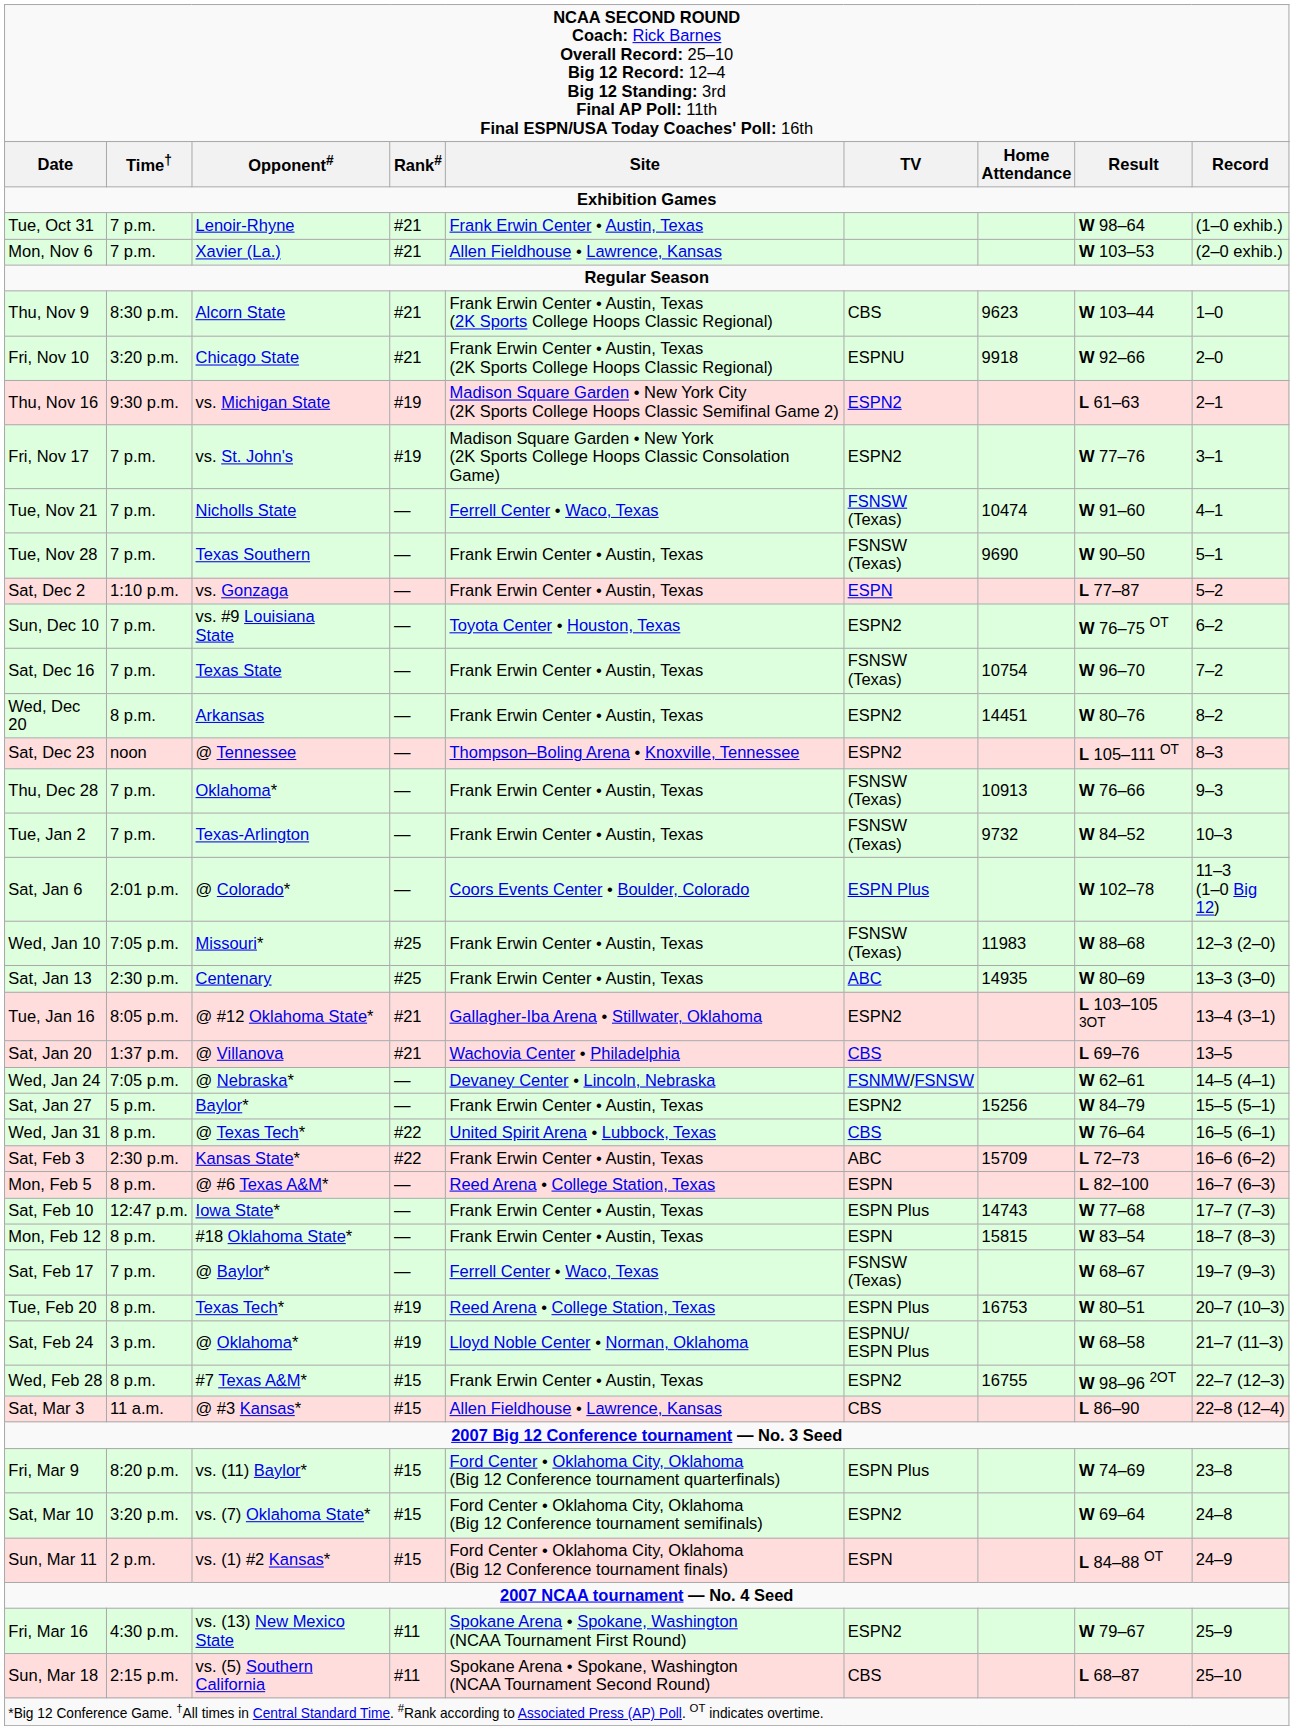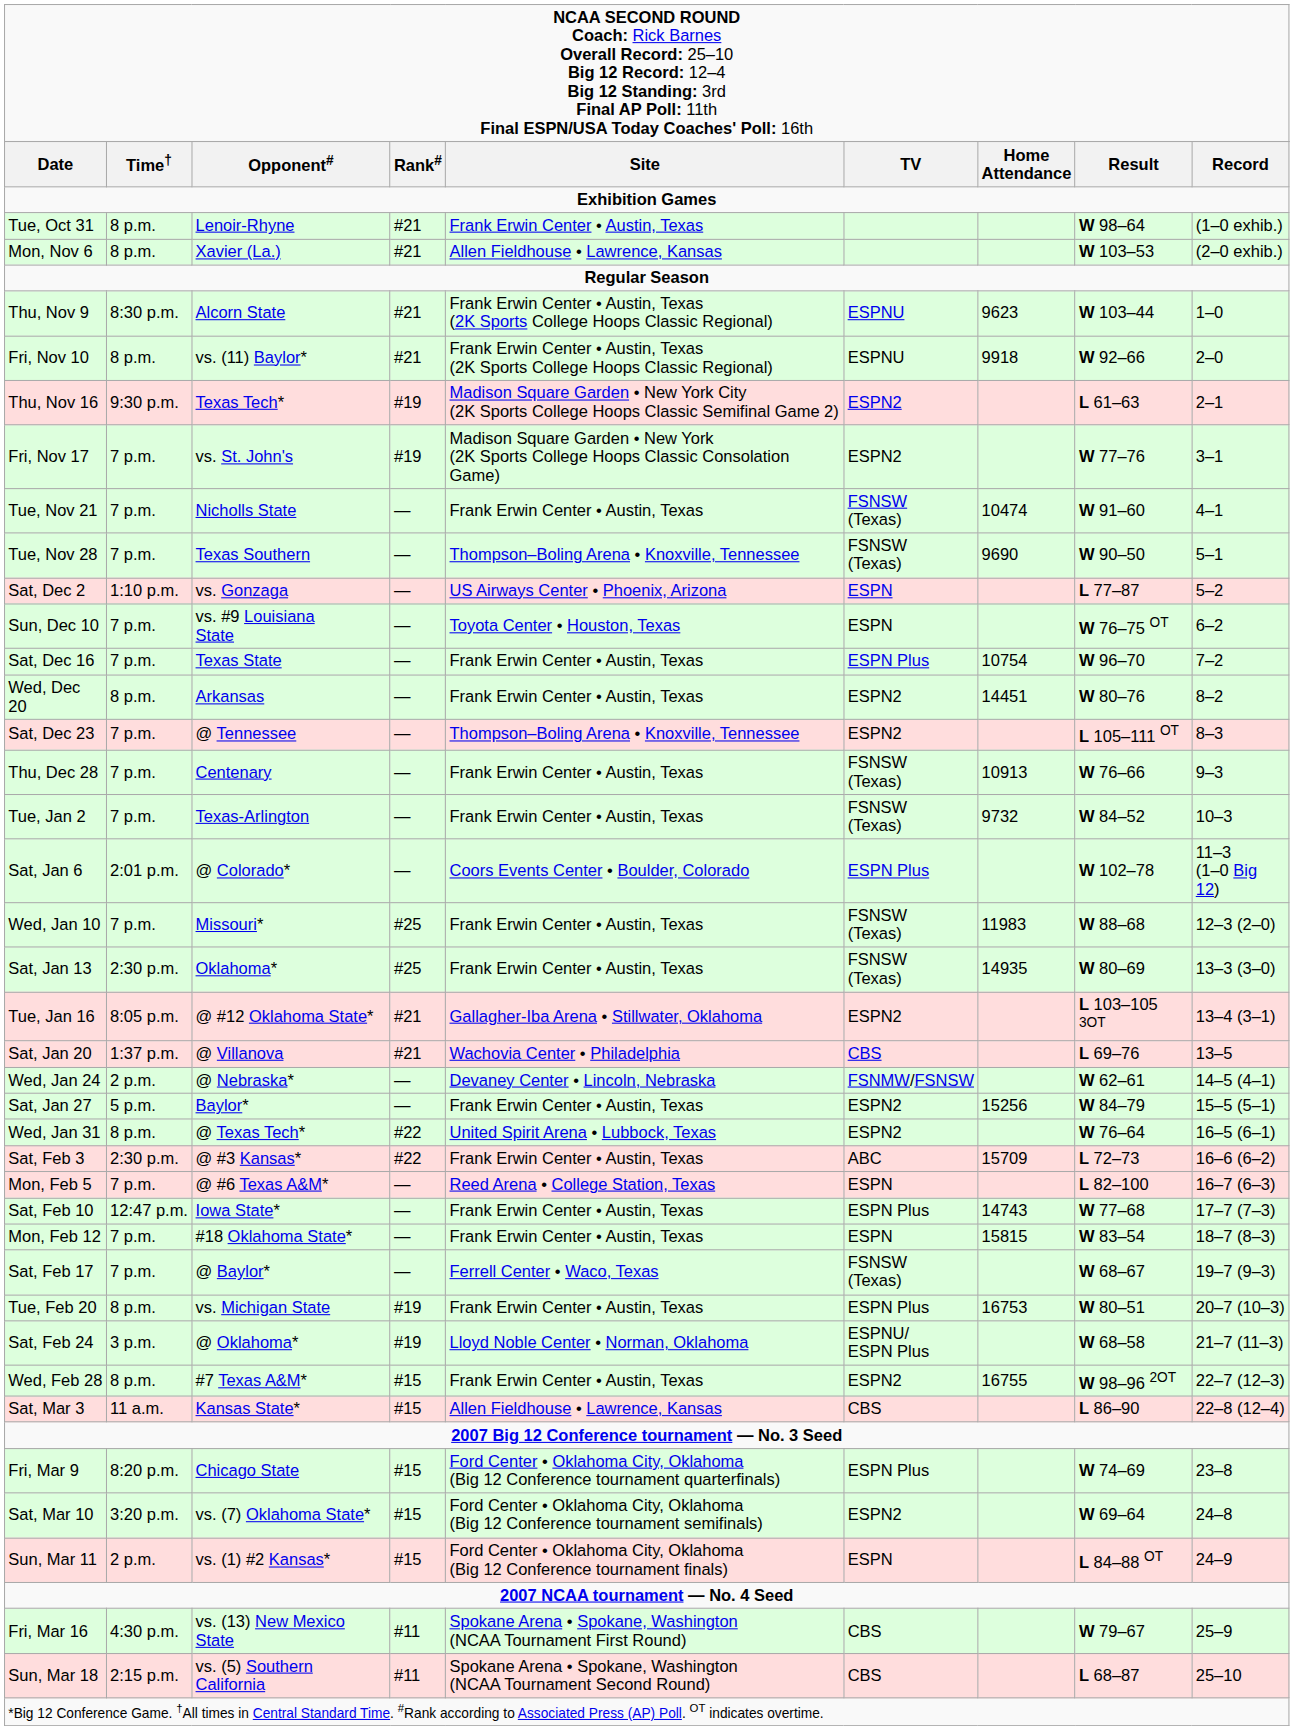(133, 225) 7 p.m. -> (133, 225) 8 p.m.
(133, 251) 7 p.m. -> (133, 251) 8 p.m.
(865, 313) CBS -> (876, 313) ESPNU
(144, 358) 3:20 p.m. -> (133, 358) 8 p.m.
(247, 358) Chicago State -> (251, 358) vs. (11) Baylor*
(263, 402) vs. Michigan State -> (240, 402) Texas Tech*
(554, 510) Ferrell Center • Waco, Texas -> (576, 510) Frank Erwin Center • Austin, Texas
(576, 555) Frank Erwin Center • Austin, Texas -> (624, 555) Thompson–Boling Arena • Knoxville, Tennessee
(576, 590) Frank Erwin Center • Austin, Texas -> (588, 590) US Airways Center • Phoenix, Arizona
(875, 626) ESPN2 -> (870, 626) ESPN
(877, 670) FSNSW (Texas) -> (888, 661) ESPN Plus
(128, 753) noon -> (133, 734) 7 p.m.
(236, 790) Oklahoma* -> (234, 772) Centenary
(144, 943) 7:05 p.m. -> (133, 924) 7 p.m.
(234, 978) Centenary -> (236, 969) Oklahoma*
(865, 978) ABC -> (877, 969) FSNSW (Texas)
(144, 1080) 7:05 p.m. -> (133, 1080) 2 p.m.
(865, 1132) CBS -> (875, 1132) ESPN2
(248, 1158) Kansas State* -> (248, 1158) @ #3 Kansas*
(133, 1184) 8 p.m. -> (133, 1184) 7 p.m.
(133, 1236) 8 p.m. -> (133, 1236) 7 p.m.
(240, 1307) Texas Tech* -> (263, 1307) vs. Michigan State
(582, 1307) Reed Arena • College Station, Texas -> (576, 1307) Frank Erwin Center • Austin, Texas
(248, 1409) @ #3 Kansas* -> (248, 1409) Kansas State*
(251, 1470) vs. (11) Baylor* -> (247, 1470) Chicago State
(875, 1630) ESPN2 -> (865, 1630) CBS
